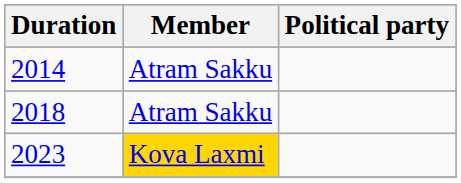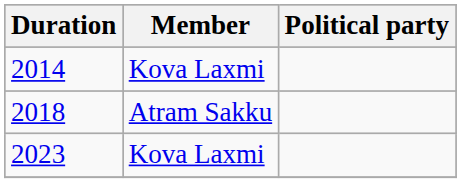(200, 68) Atram Sakku -> (197, 68) Kova Laxmi
(197, 154) gold background -> (197, 154) no background
